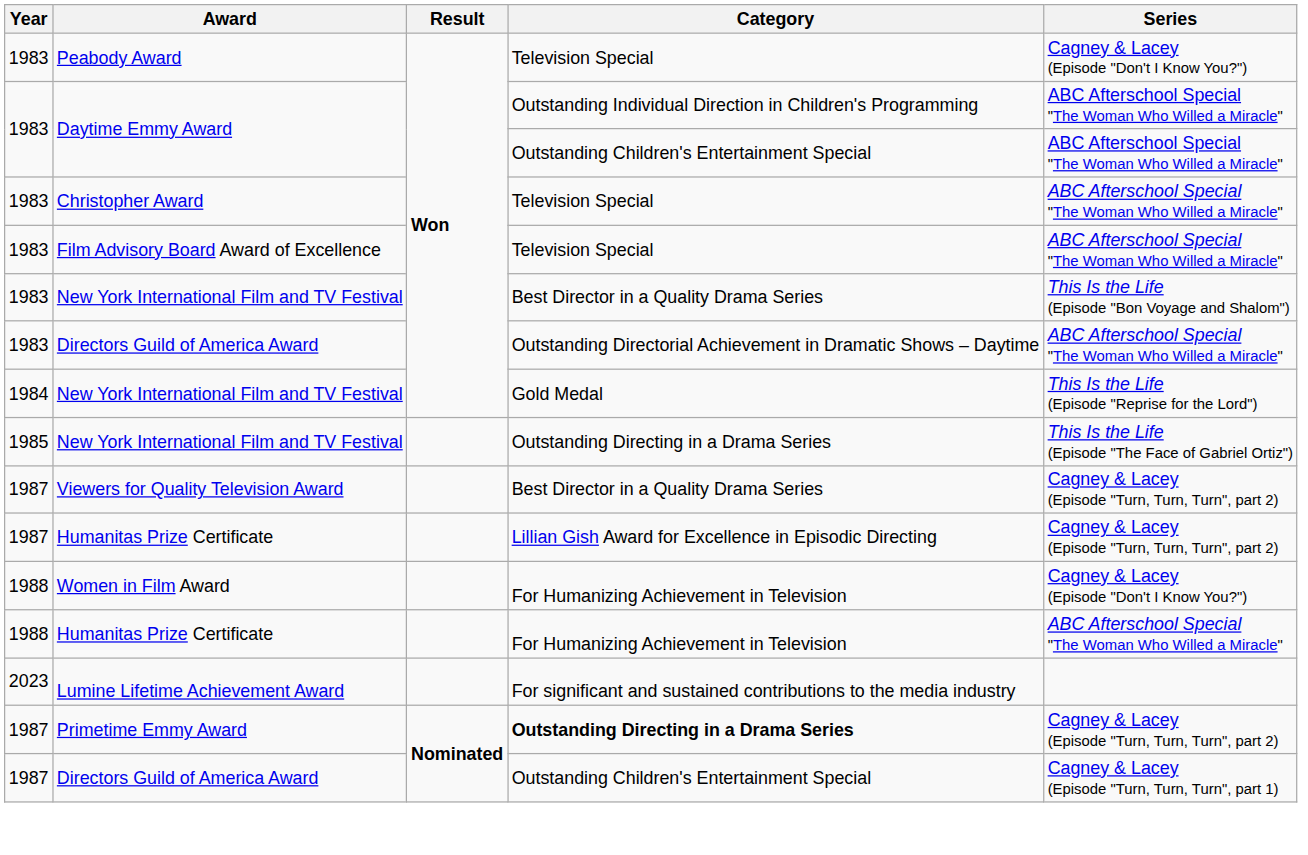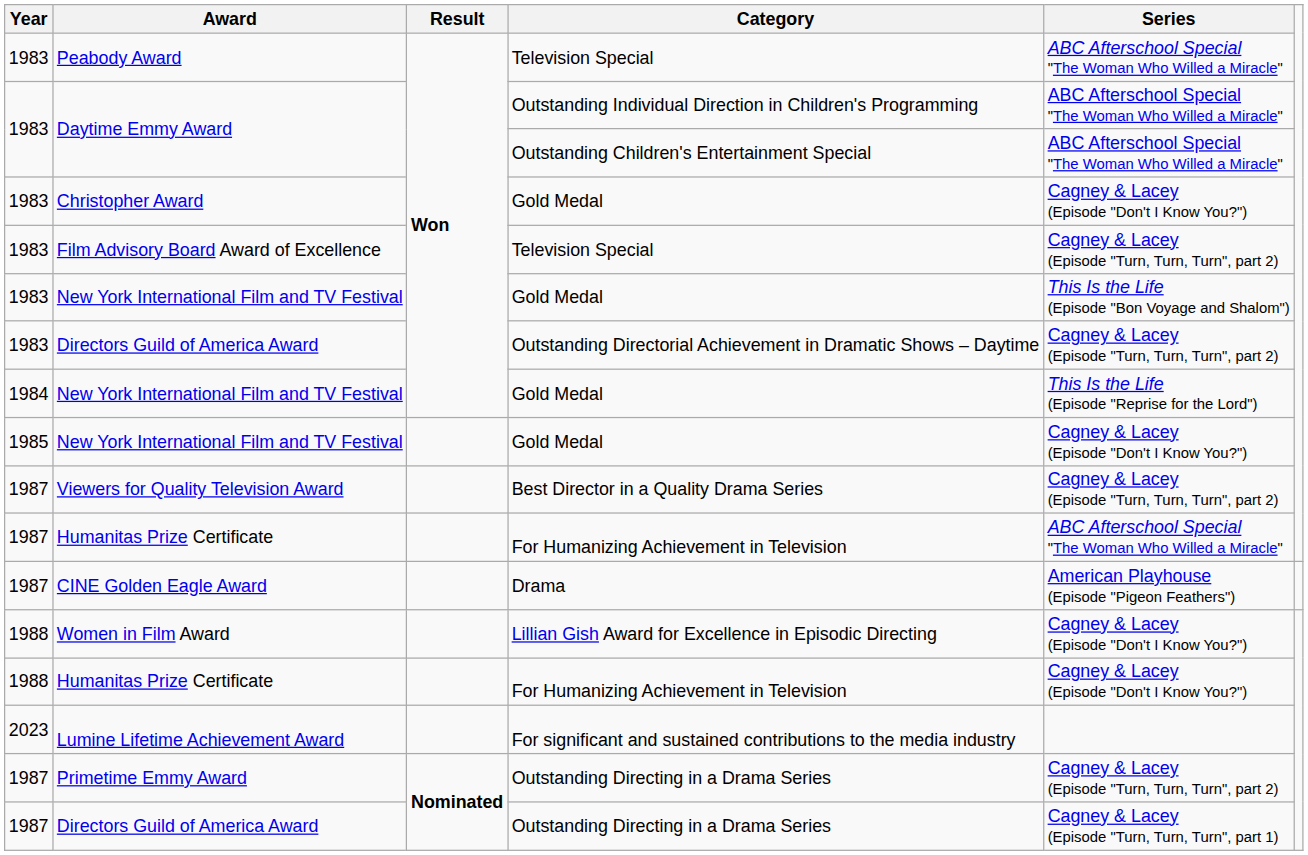(1147, 57) Cagney & Lacey (Episode "Don't I Know You?") -> (1165, 57) ABC Afterschool Special "The Woman Who Willed a Miracle"
(583, 201) Television Special -> (557, 201) Gold Medal
(1165, 201) ABC Afterschool Special "The Woman Who Willed a Miracle" -> (1147, 201) Cagney & Lacey (Episode "Don't I Know You?")
(1165, 249) ABC Afterschool Special "The Woman Who Willed a Miracle" -> (1163, 249) Cagney & Lacey (Episode "Turn, Turn, Turn", part 2)
(667, 297) Best Director in a Quality Drama Series -> (557, 297) Gold Medal
(1165, 346) ABC Afterschool Special "The Woman Who Willed a Miracle" -> (1163, 346) Cagney & Lacey (Episode "Turn, Turn, Turn", part 2)
(671, 442) Outstanding Directing in a Drama Series -> (557, 442) Gold Medal
(1170, 442) This Is the Life (Episode "The Face of Gabriel Ortiz") -> (1147, 442) Cagney & Lacey (Episode "Don't I Know You?")
(724, 538) Lillian Gish Award for Excellence in Episodic Directing -> (679, 548) For Humanizing Achievement in Television
(1163, 538) Cagney & Lacey (Episode "Turn, Turn, Turn", part 2) -> (1165, 538) ABC Afterschool Special "The Woman Who Willed a Miracle"
+ row: (29, 586)
(679, 596) For Humanizing Achievement in Television -> (724, 634) Lillian Gish Award for Excellence in Episodic Directing
(1165, 634) ABC Afterschool Special "The Woman Who Willed a Miracle" -> (1147, 682) Cagney & Lacey (Episode "Don't I Know You?")
(683, 730) bold -> (671, 778) normal
(691, 778) Outstanding Children's Entertainment Special -> (671, 826) Outstanding Directing in a Drama Series
